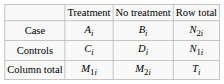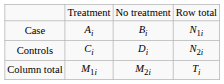(196, 31) N2i -> (196, 31) N1i
(196, 50) N1i -> (196, 50) N2i
